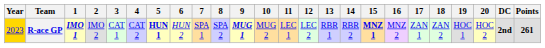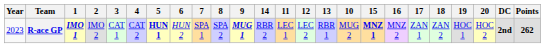columns swapped: (266, 11) <-> (350, 11)
(15, 30) gold background -> (15, 30) no background
(527, 30) 261 -> (527, 30) 262
